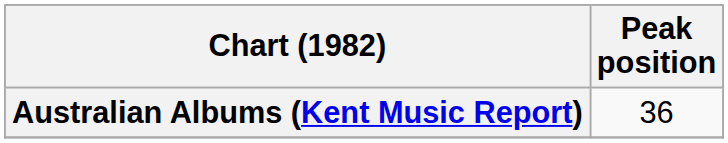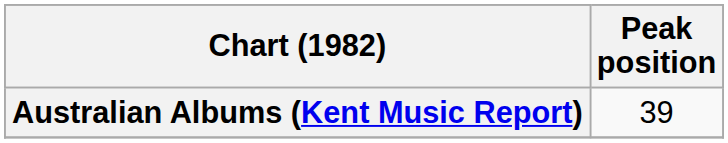(657, 112) 36 -> (657, 112) 39
